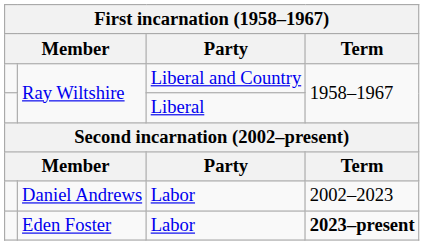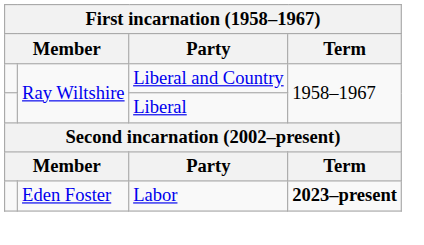- row: (82, 195)
